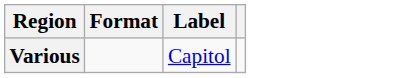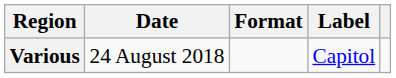+ column: (157, 21)
